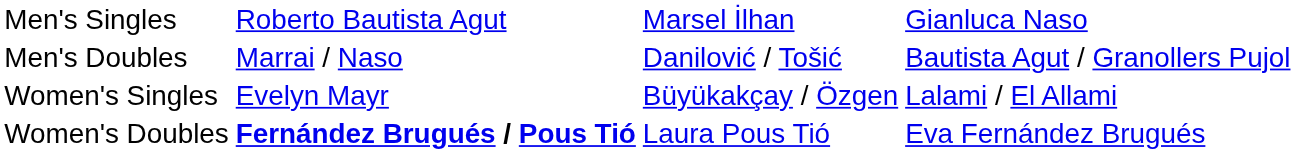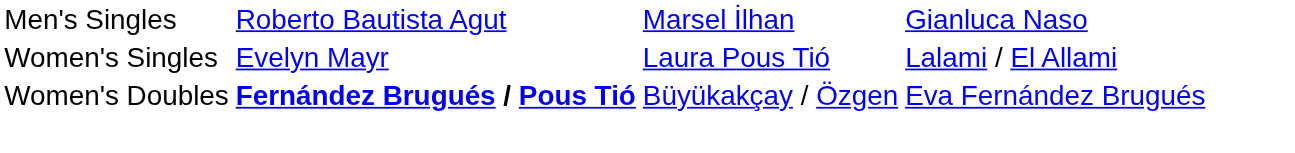- row: (96, 57)
(770, 96) Büyükakçay / Özgen -> (736, 57) Laura Pous Tió
(736, 134) Laura Pous Tió -> (770, 96) Büyükakçay / Özgen
